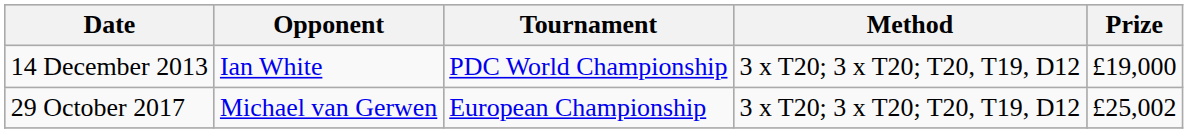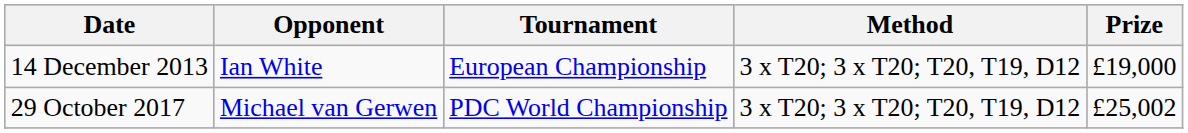(588, 66) PDC World Championship -> (578, 66) European Championship
(578, 107) European Championship -> (588, 107) PDC World Championship
